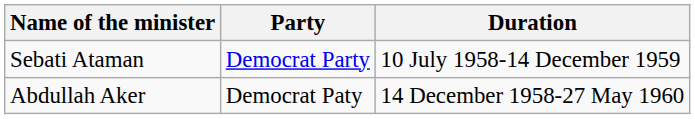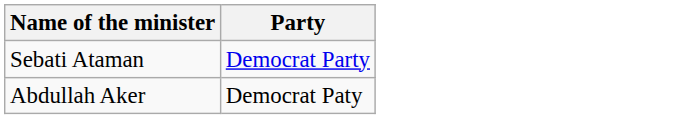- column: (532, 22)
